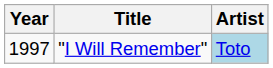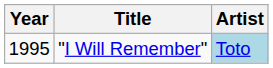(29, 48) 1997 -> (29, 48) 1995
